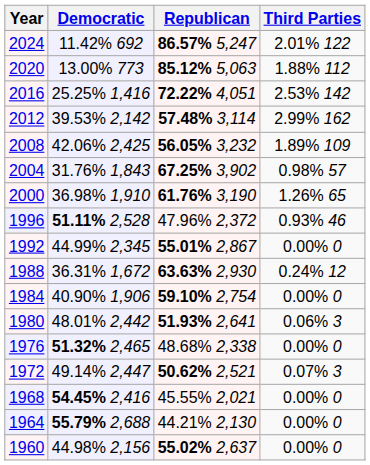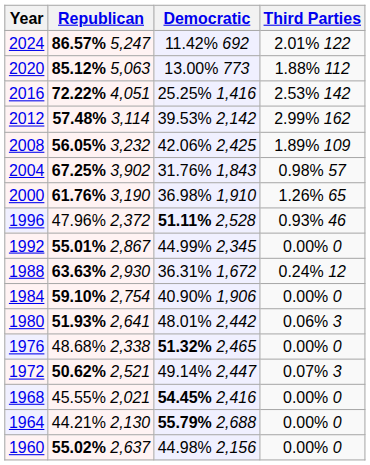columns swapped: (207, 18) <-> (101, 18)
